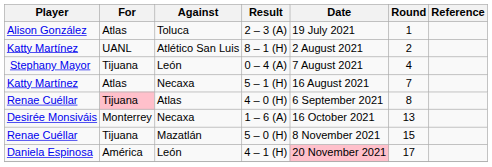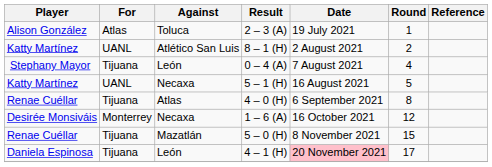(114, 83) Atlas -> (117, 83) UANL
(409, 83) 7 -> (409, 83) 5
(120, 100) pink background -> (120, 100) no background
(409, 118) 13 -> (409, 118) 12
(122, 153) América -> (120, 153) Tijuana
